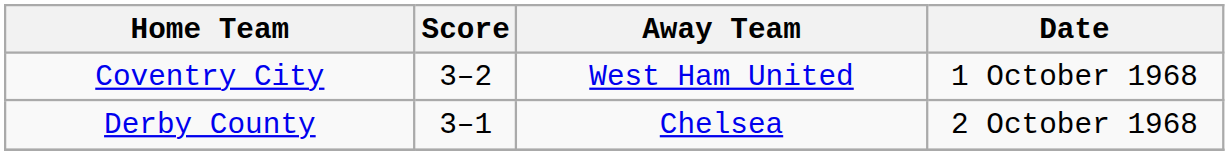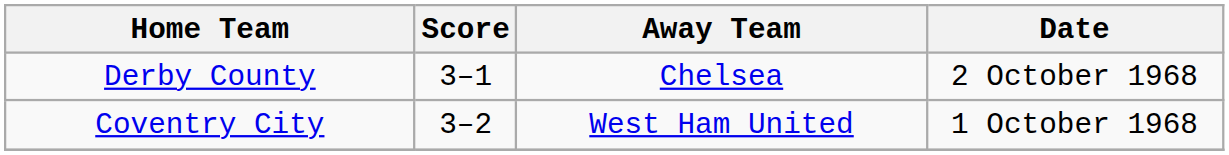rows swapped: (210, 77) <-> (210, 125)
